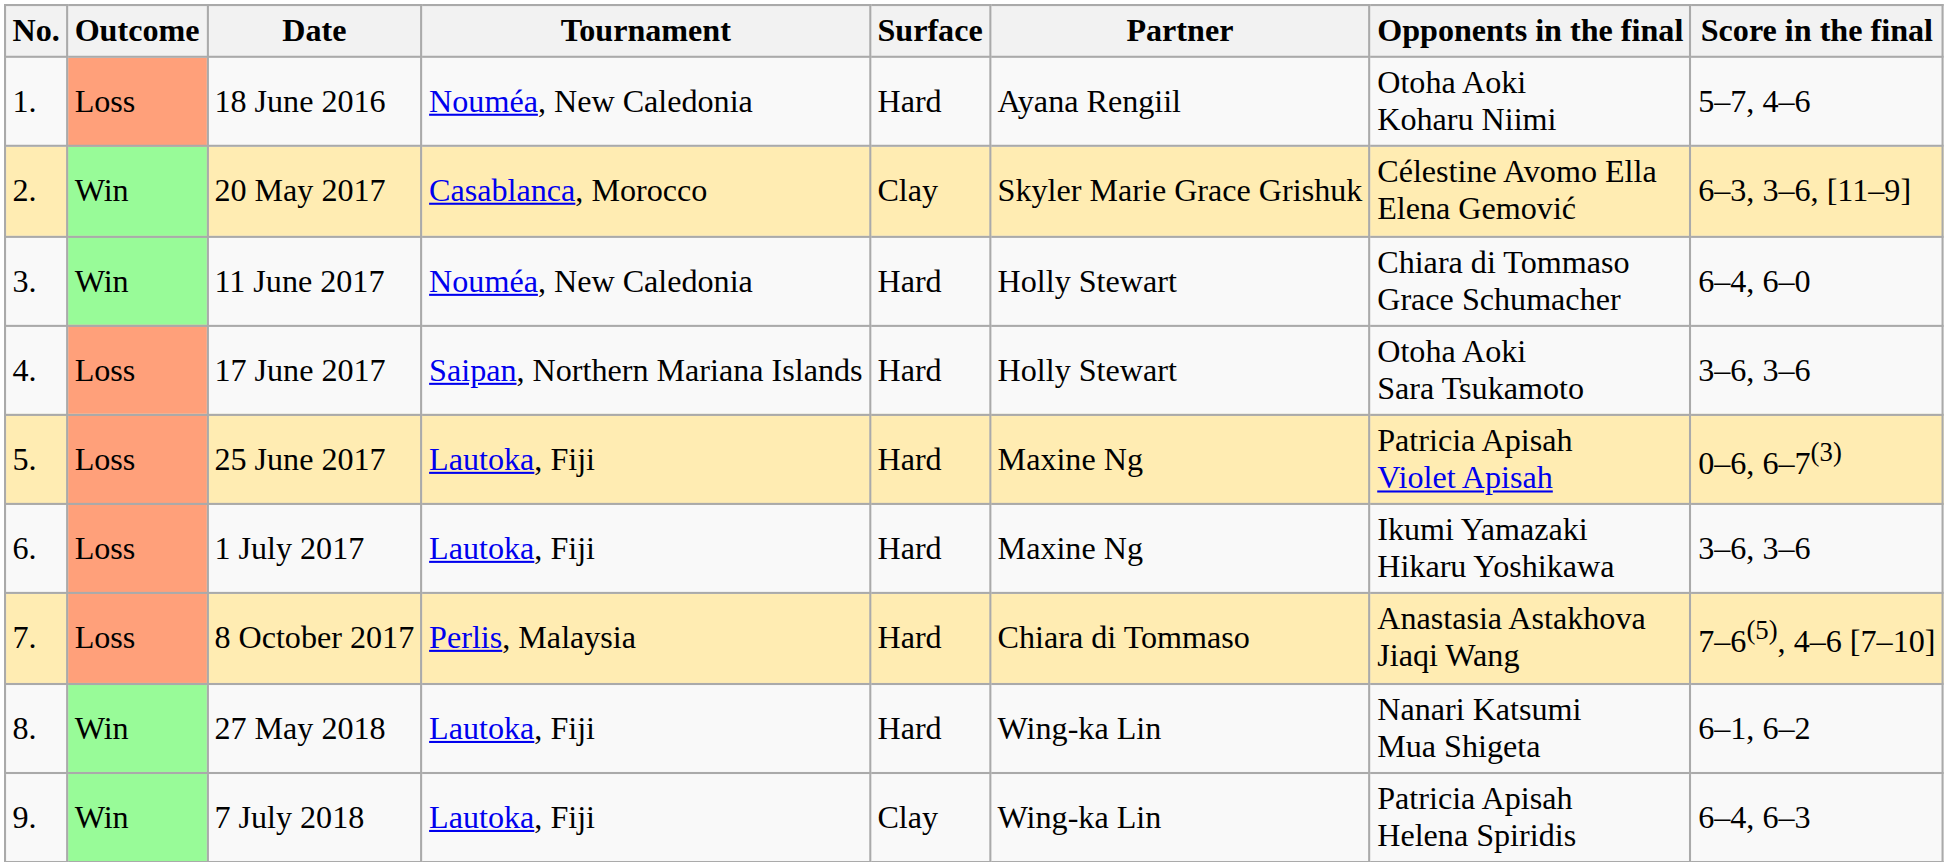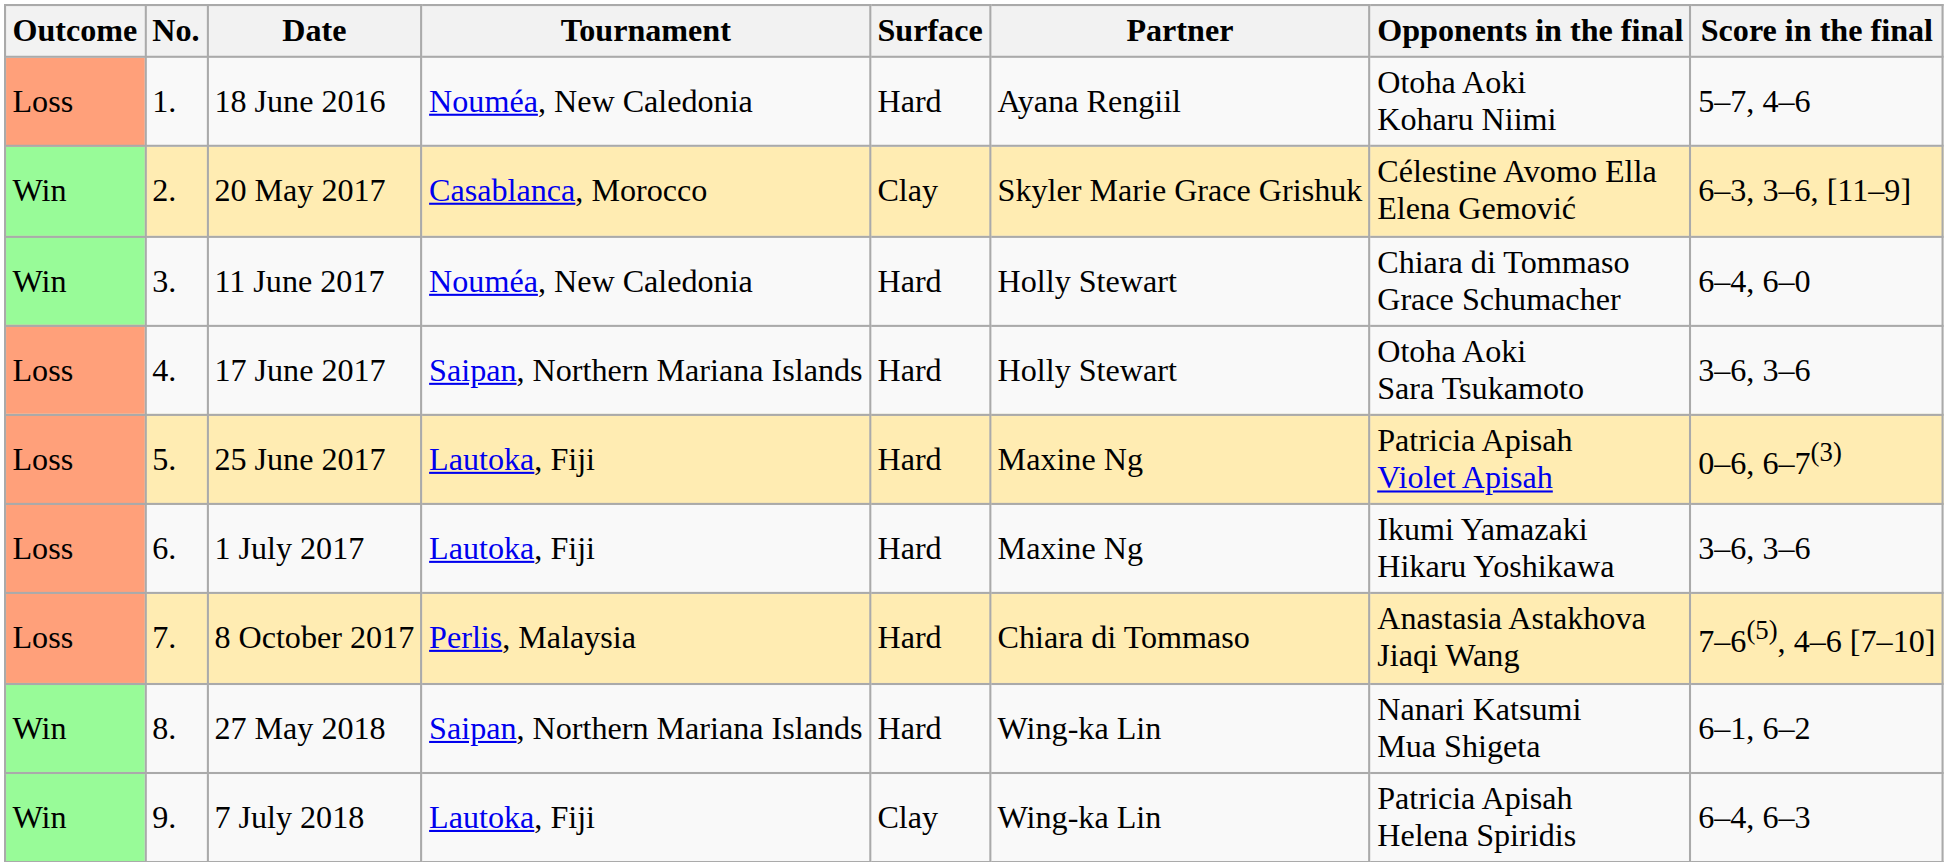columns swapped: (137, 30) <-> (36, 30)
(512, 726) Lautoka, Fiji -> (646, 726) Saipan, Northern Mariana Islands
